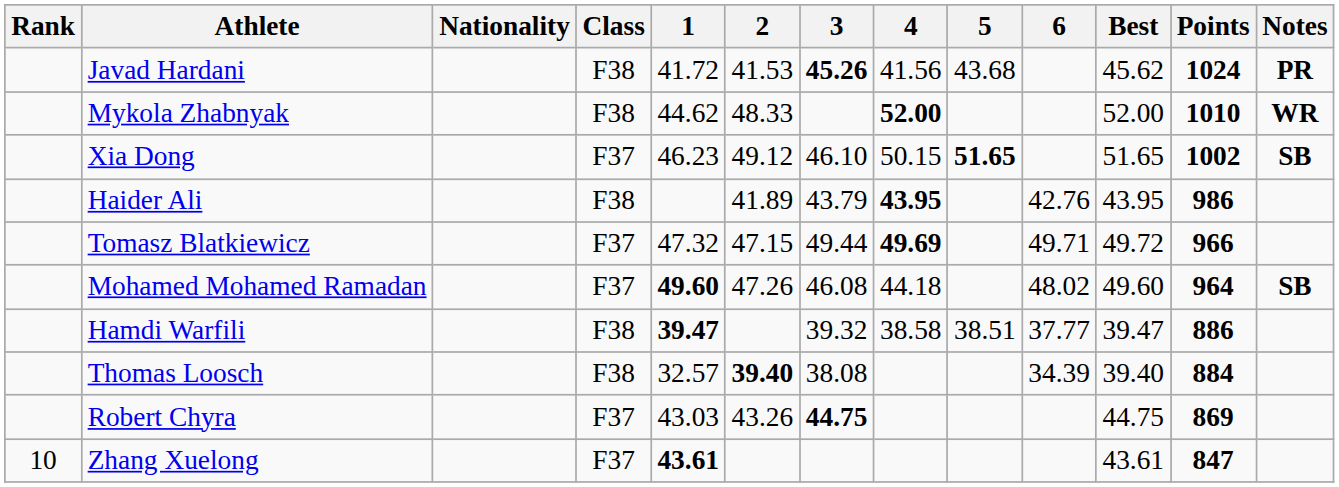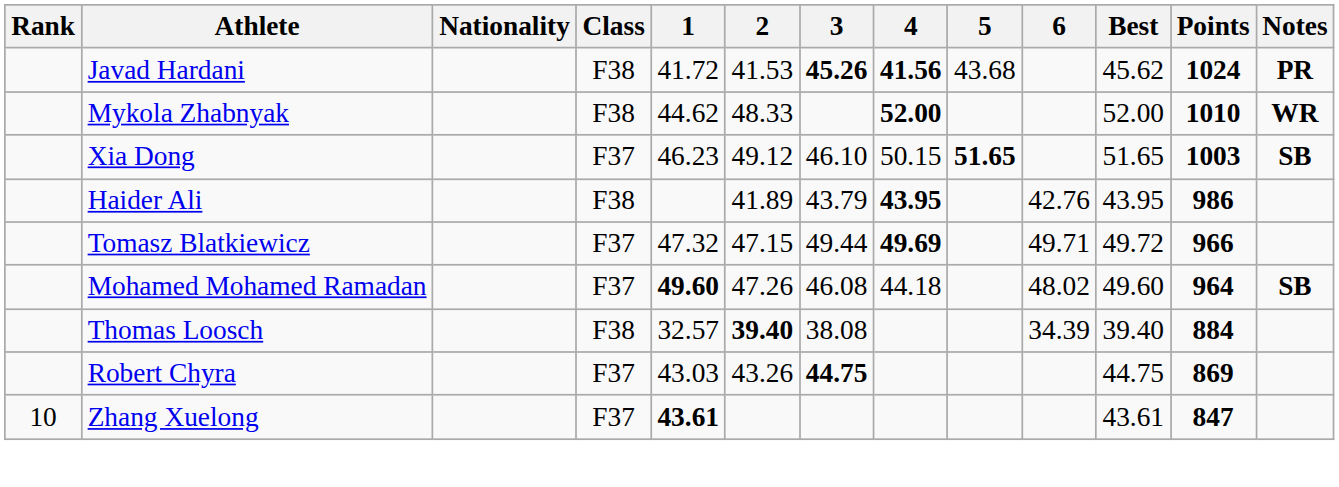(911, 69) normal -> (911, 69) bold
(1213, 156) 1002 -> (1213, 156) 1003
- row: (166, 329)
